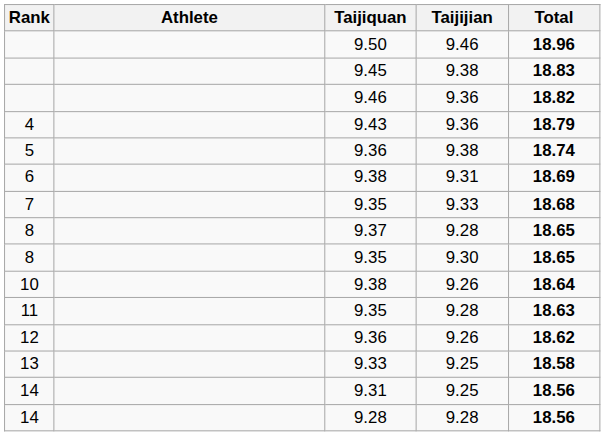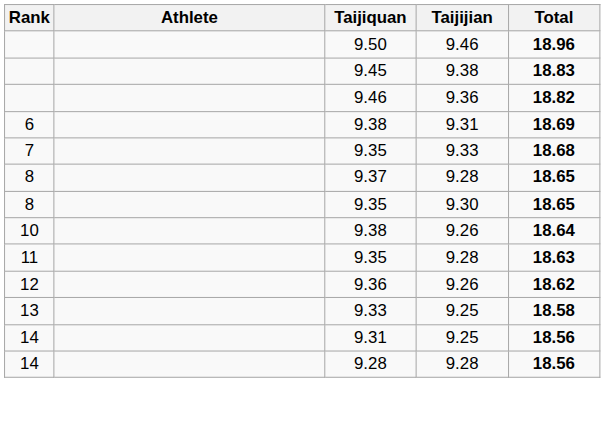- row: (29, 124)
- row: (29, 151)
